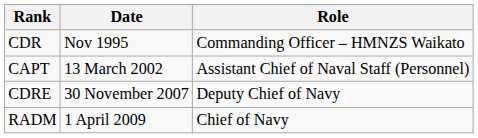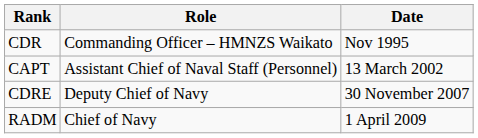columns swapped: (127, 17) <-> (333, 17)
